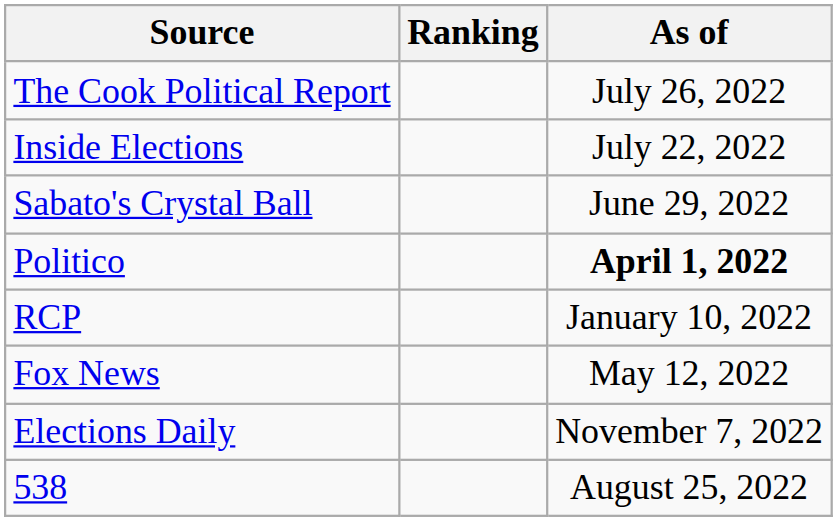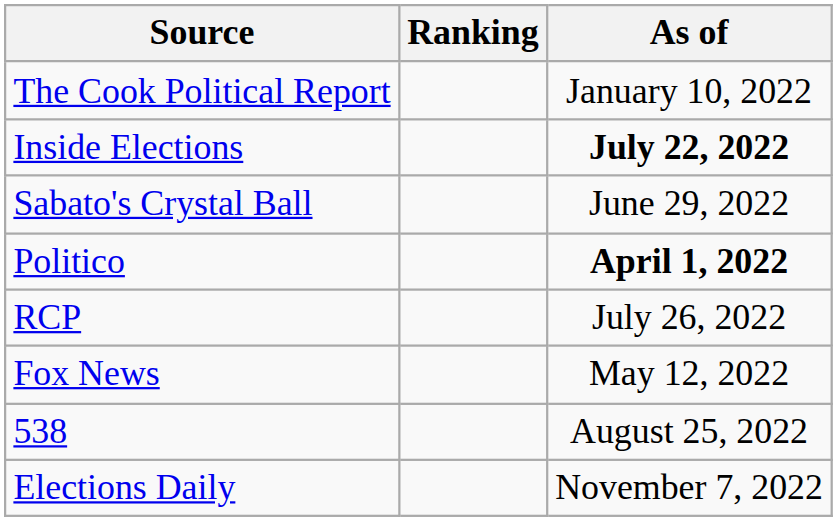(689, 89) July 26, 2022 -> (689, 89) January 10, 2022
(689, 146) normal -> (689, 146) bold
(689, 317) January 10, 2022 -> (689, 317) July 26, 2022
rows swapped: (40, 487) <-> (124, 430)
